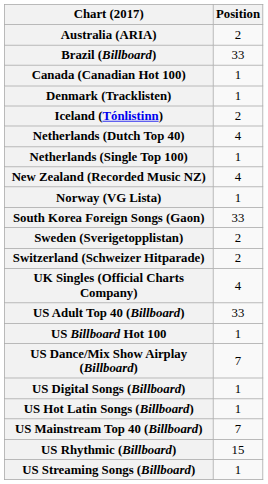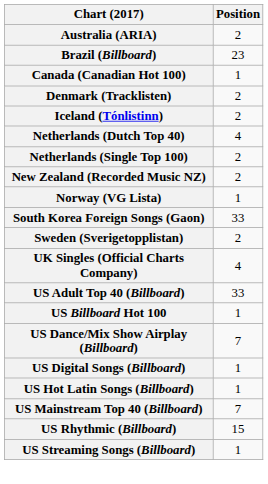(238, 55) 33 -> (238, 55) 23
(238, 95) 1 -> (238, 95) 2
(238, 156) 1 -> (238, 156) 2
(238, 177) 4 -> (238, 177) 2
- row: (109, 258)
